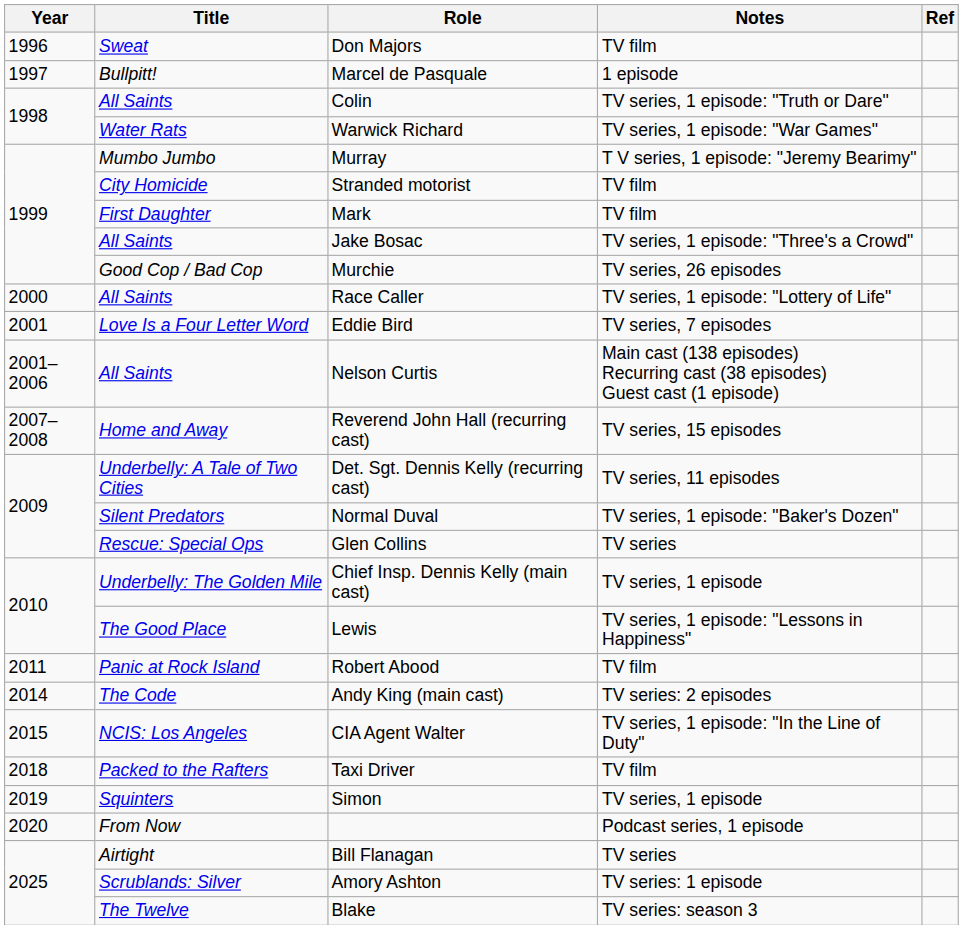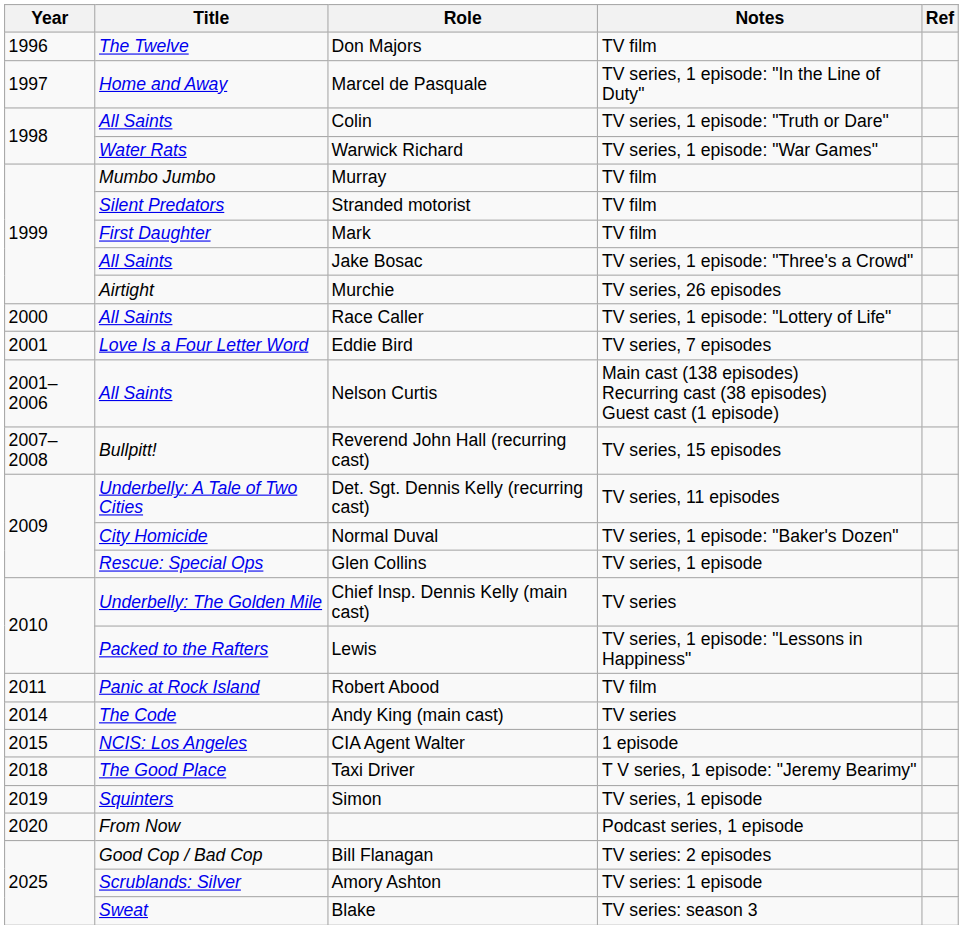(124, 46) Sweat -> (144, 46) The Twelve
(128, 74) Bullpitt! -> (163, 84) Home and Away
(640, 74) 1 episode -> (741, 84) TV series, 1 episode: "In the Line of Duty"
(759, 158) T V series, 1 episode: "Jeremy Bearimy" -> (629, 177) TV film
(153, 185) City Homicide -> (162, 205) Silent Predators
(181, 269) Good Cop / Bad Cop -> (126, 289) Airtight
(163, 430) Home and Away -> (128, 450) Bullpitt!
(162, 516) Silent Predators -> (153, 536) City Homicide
(639, 544) TV series -> (682, 564) TV series, 1 episode
(682, 582) TV series, 1 episode -> (639, 601) TV series
(163, 629) The Good Place -> (184, 649) Packed to the Rafters
(687, 695) TV series: 2 episodes -> (639, 715) TV series
(741, 733) TV series, 1 episode: "In the Line of Duty" -> (640, 743) 1 episode
(184, 771) Packed to the Rafters -> (163, 771) The Good Place
(629, 771) TV film -> (759, 771) T V series, 1 episode: "Jeremy Bearimy"
(126, 854) Airtight -> (181, 854) Good Cop / Bad Cop
(639, 854) TV series -> (687, 854) TV series: 2 episodes
(144, 910) The Twelve -> (124, 910) Sweat
